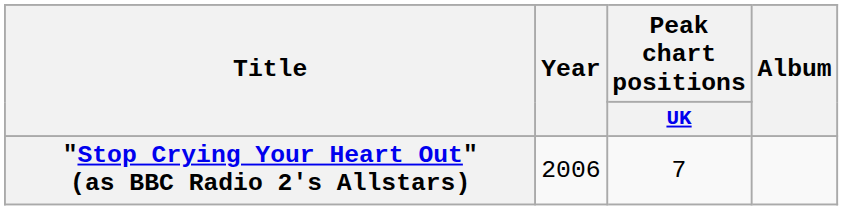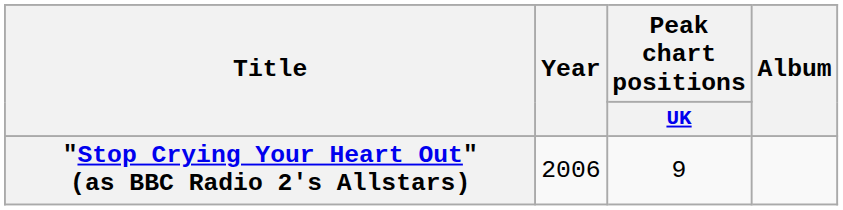(679, 170) 7 -> (679, 170) 9
